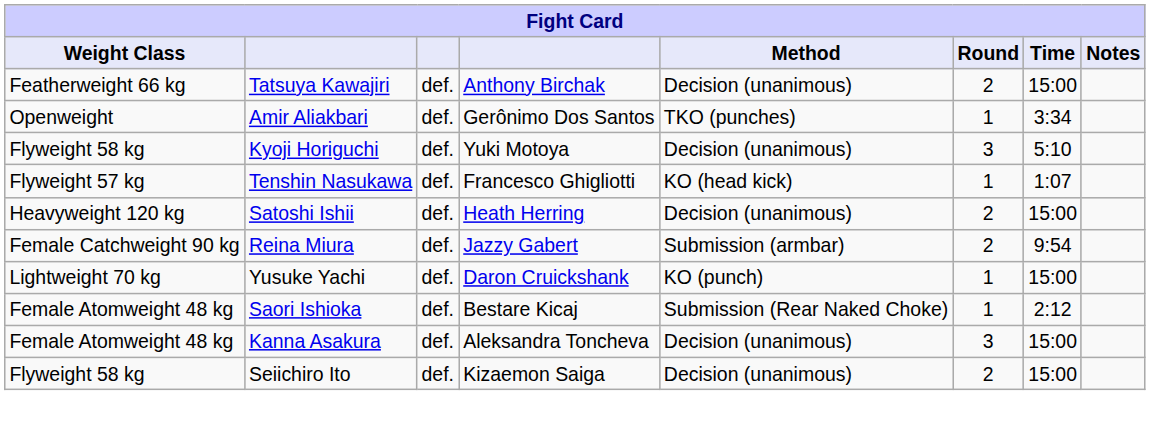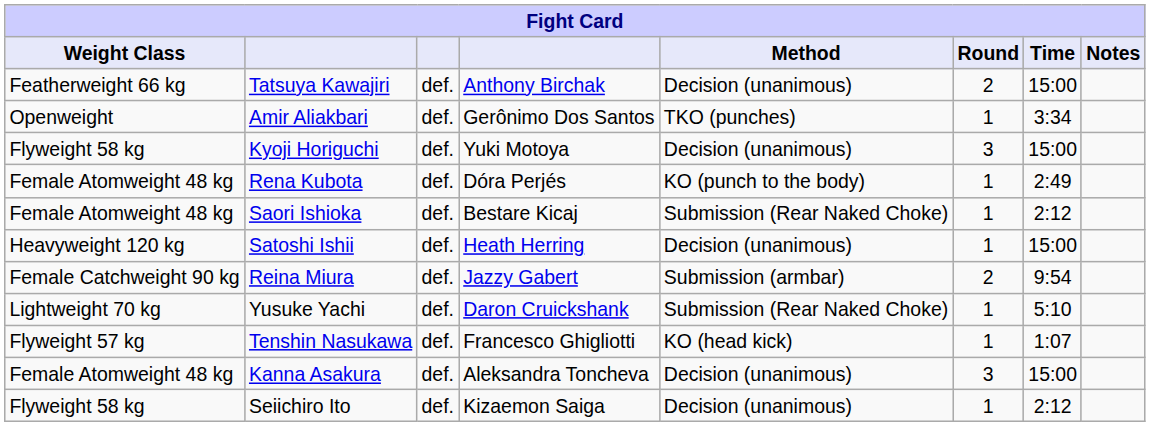(1053, 149) 5:10 -> (1053, 149) 15:00
+ row: (306, 181)
rows swapped: (331, 181) <-> (305, 309)
(988, 213) 2 -> (988, 245) 1
(714, 277) KO (punch) -> (806, 309) Submission (Rear Naked Choke)
(1053, 277) 15:00 -> (1053, 309) 5:10
(988, 373) 2 -> (988, 405) 1
(1053, 373) 15:00 -> (1053, 405) 2:12
